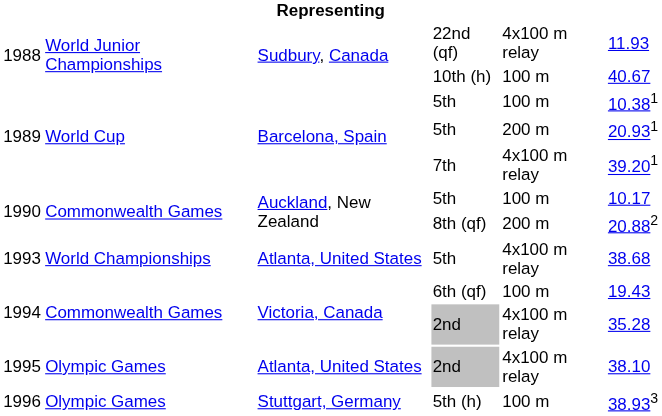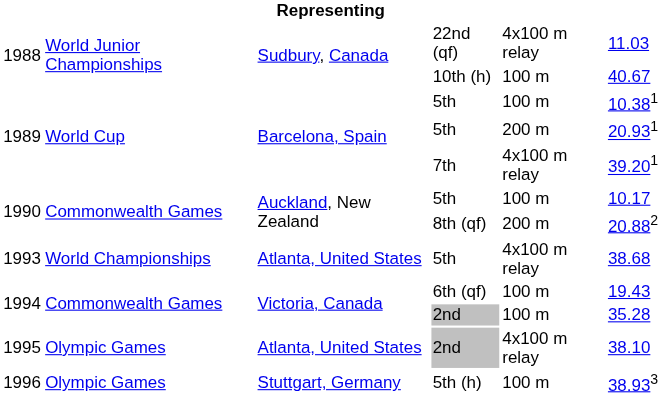(629, 43) 11.93 -> (629, 43) 11.03
(535, 324) 4x100 m relay -> (526, 314) 100 m
